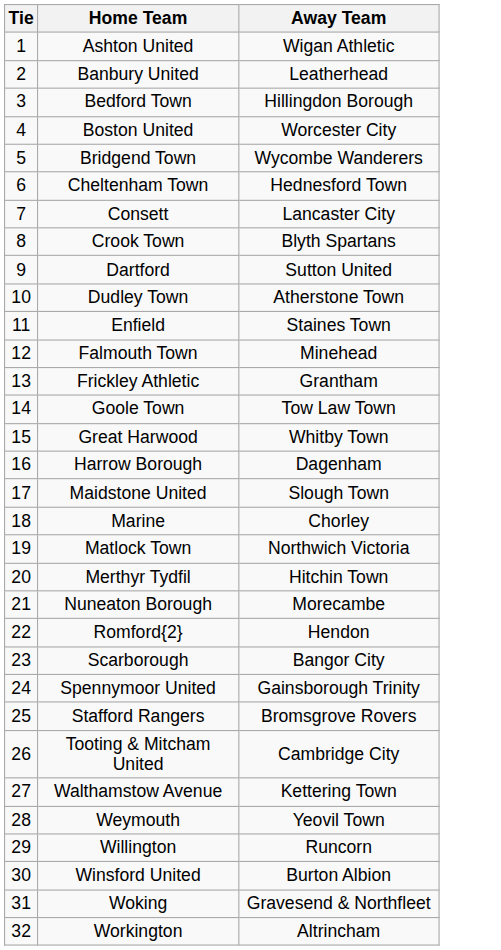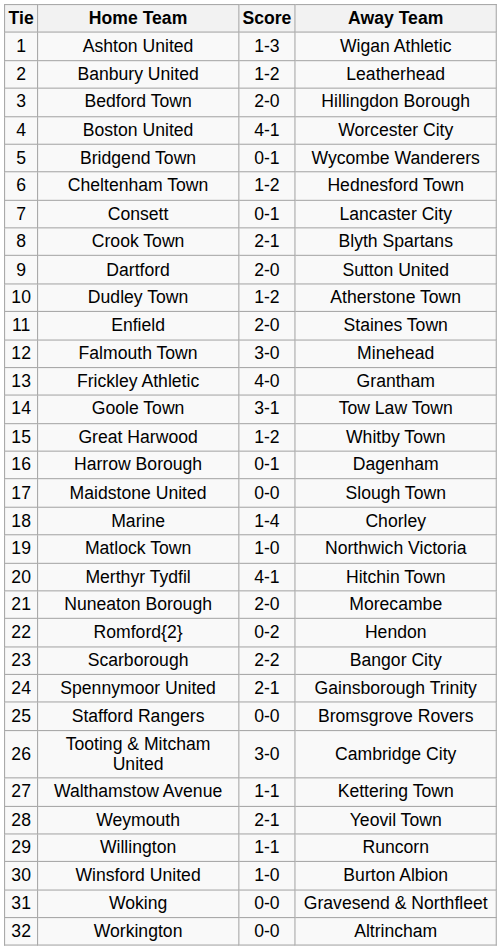+ column: (267, 18)
